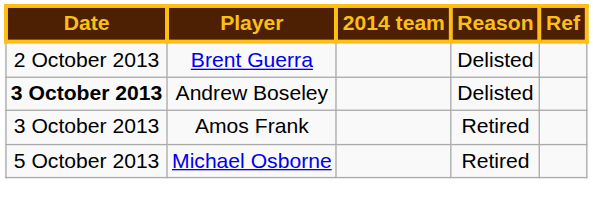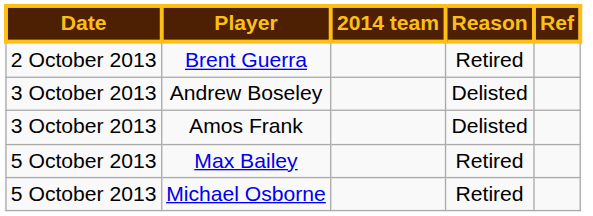(495, 60) Delisted -> (490, 60) Retired
(87, 93) bold -> (84, 93) normal
(495, 127) Retired -> (490, 127) Delisted
+ row: (246, 160)
